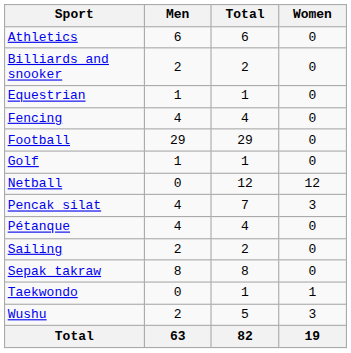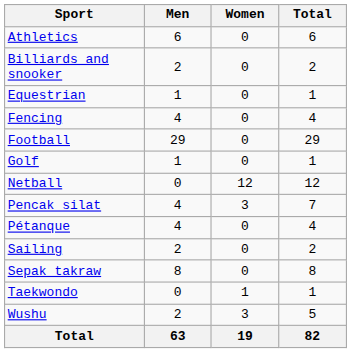columns swapped: (312, 15) <-> (245, 15)
